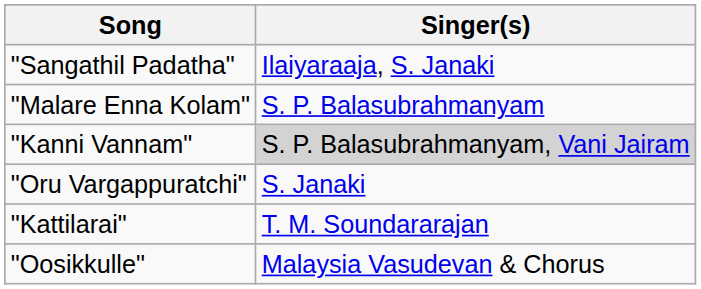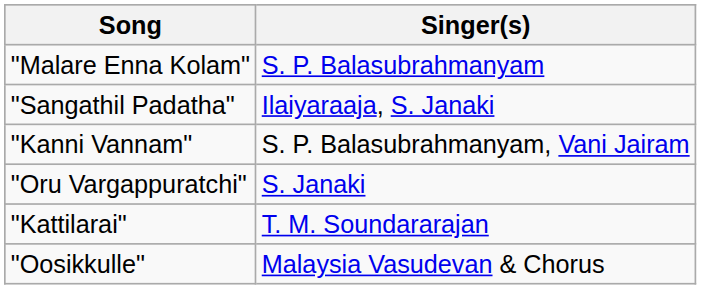rows swapped: (123, 65) <-> (130, 105)
(476, 145) lightgrey background -> (476, 145) no background
